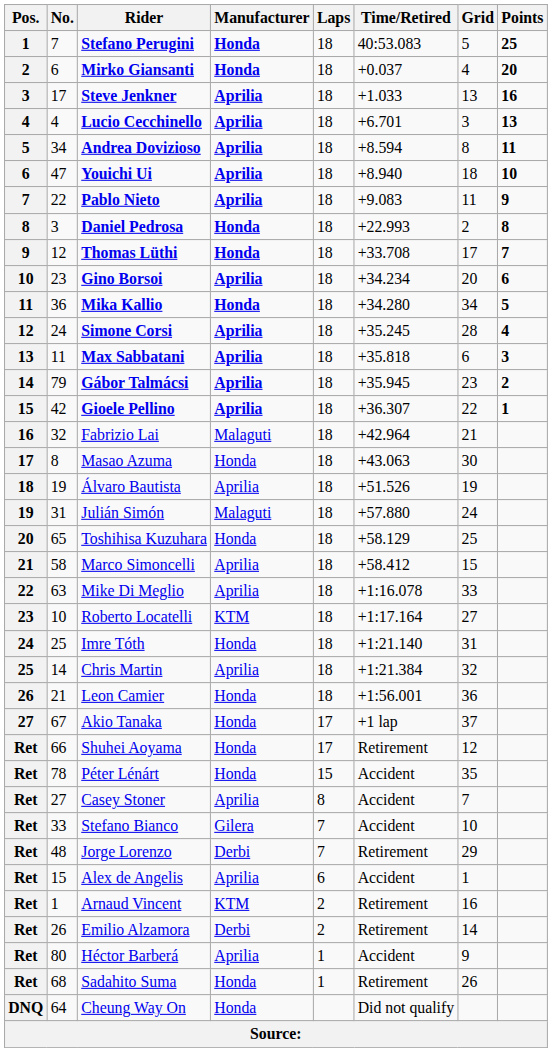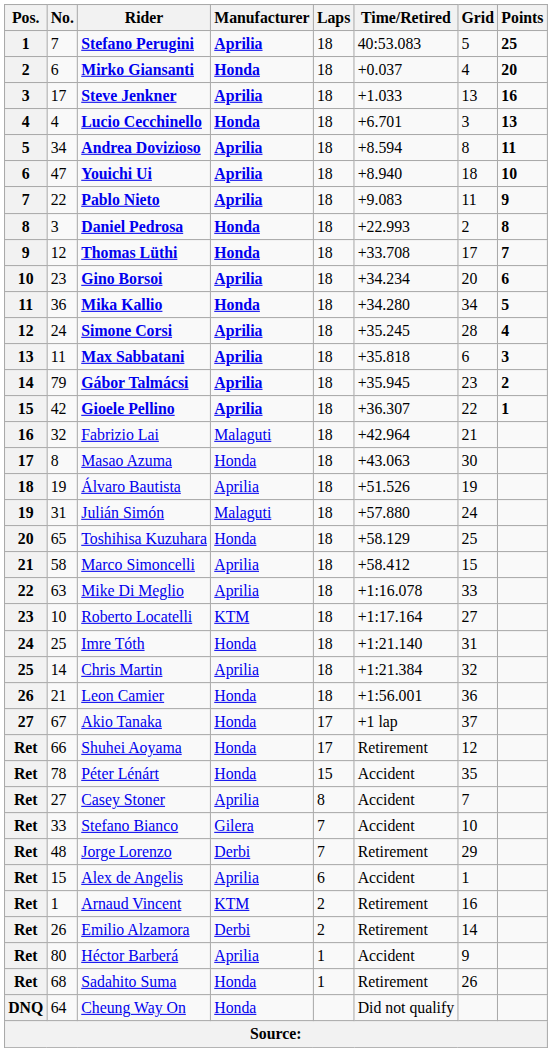(237, 43) Honda -> (238, 43) Aprilia
(238, 121) Aprilia -> (237, 121) Honda
